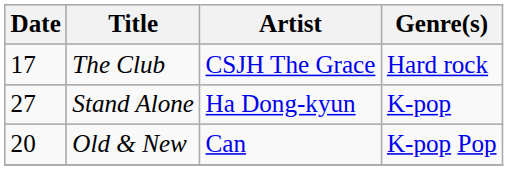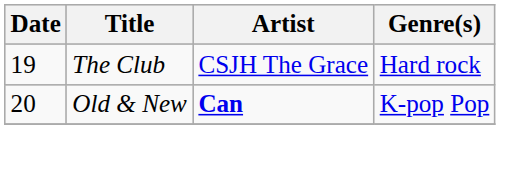(23, 64) 17 -> (23, 64) 19
- row: (133, 104)
(226, 143) normal -> (221, 104) bold
